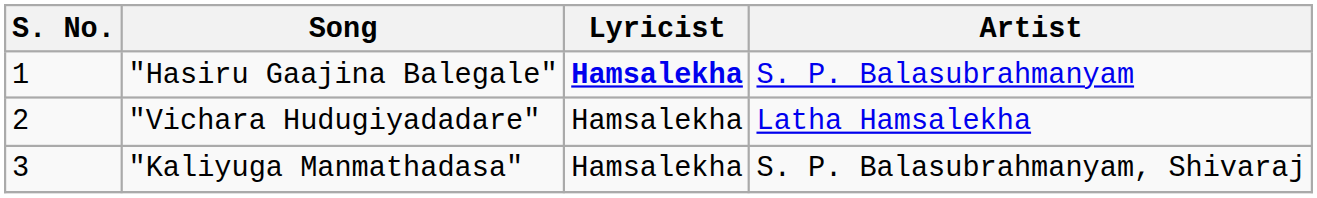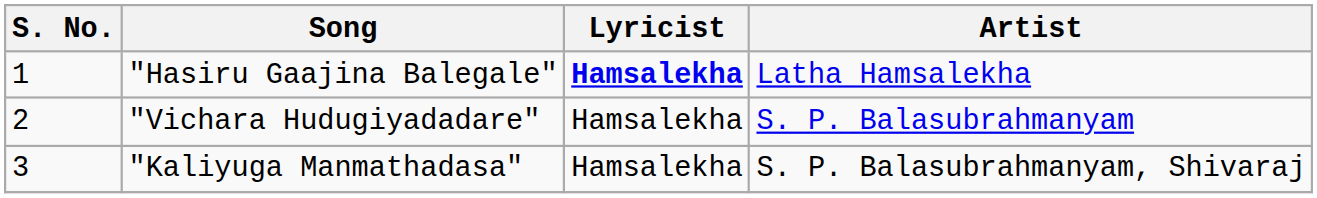(945, 75) S. P. Balasubrahmanyam -> (894, 75) Latha Hamsalekha
(894, 122) Latha Hamsalekha -> (945, 122) S. P. Balasubrahmanyam
